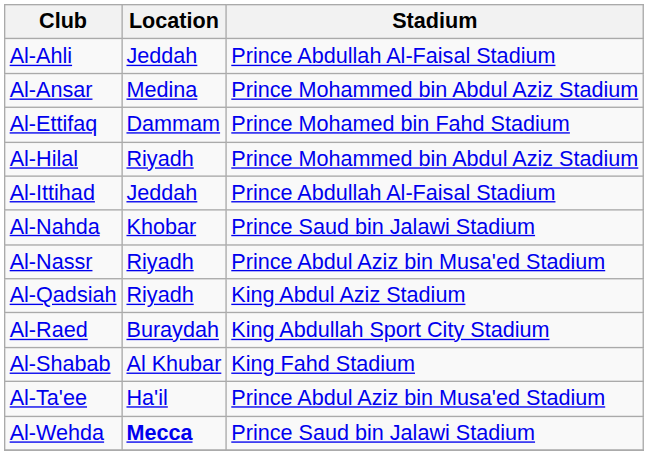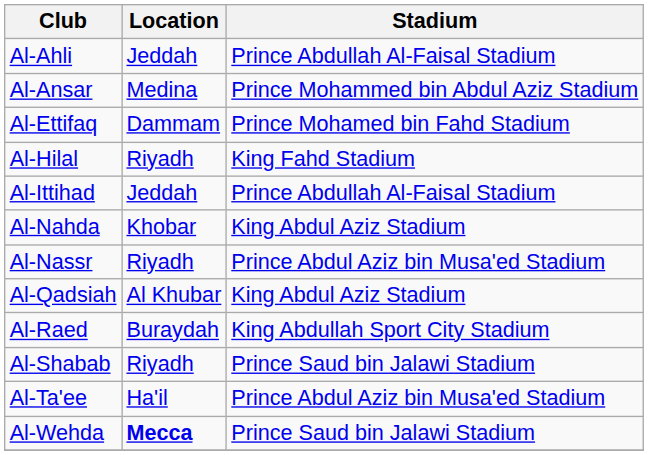(435, 158) Prince Mohammed bin Abdul Aziz Stadium -> (323, 158) King Fahd Stadium
(383, 227) Prince Saud bin Jalawi Stadium -> (348, 227) King Abdul Aziz Stadium
(160, 295) Riyadh -> (174, 295) Al Khubar
(174, 364) Al Khubar -> (160, 364) Riyadh
(323, 364) King Fahd Stadium -> (383, 364) Prince Saud bin Jalawi Stadium
